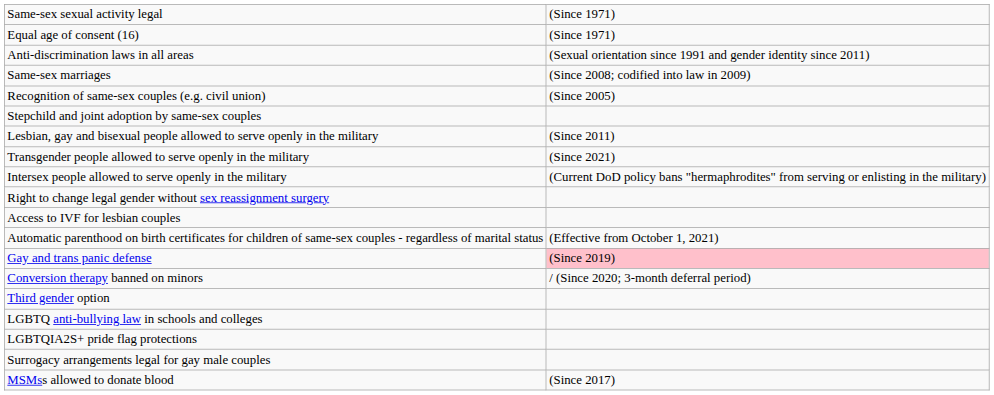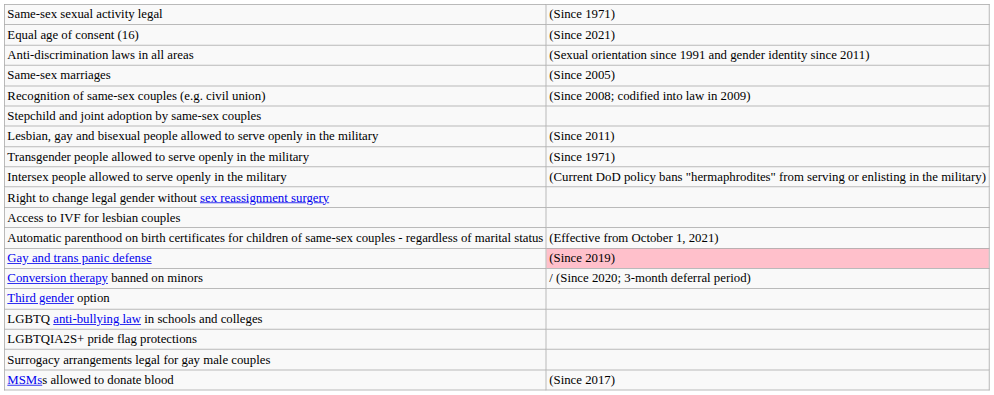(582, 34) (Since 1971) -> (582, 34) (Since 2021)
(650, 75) (Since 2008; codified into law in 2009) -> (582, 75) (Since 2005)
(582, 95) (Since 2005) -> (650, 95) (Since 2008; codified into law in 2009)
(582, 156) (Since 2021) -> (582, 156) (Since 1971)
